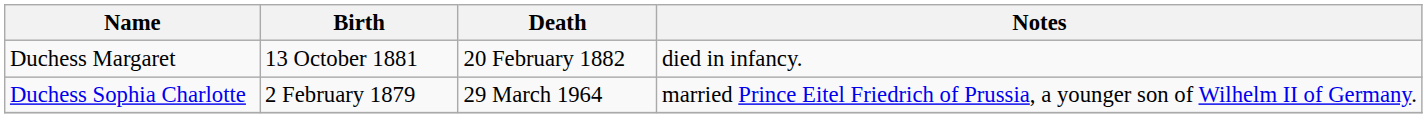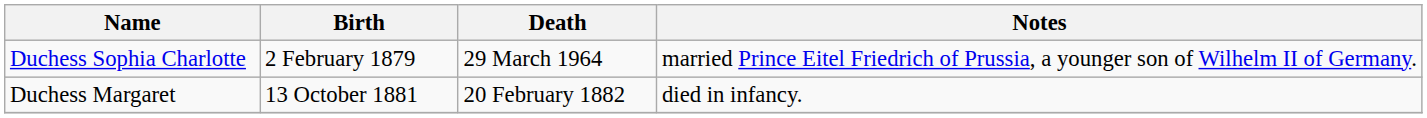rows swapped: (128, 94) <-> (93, 58)
